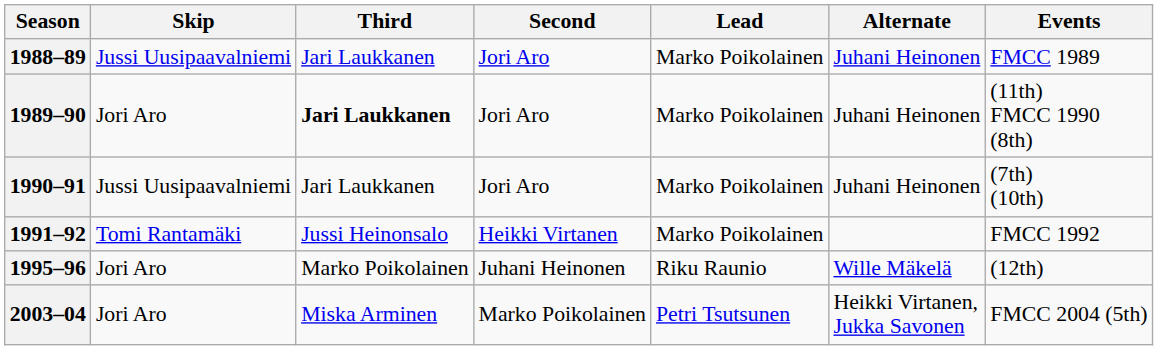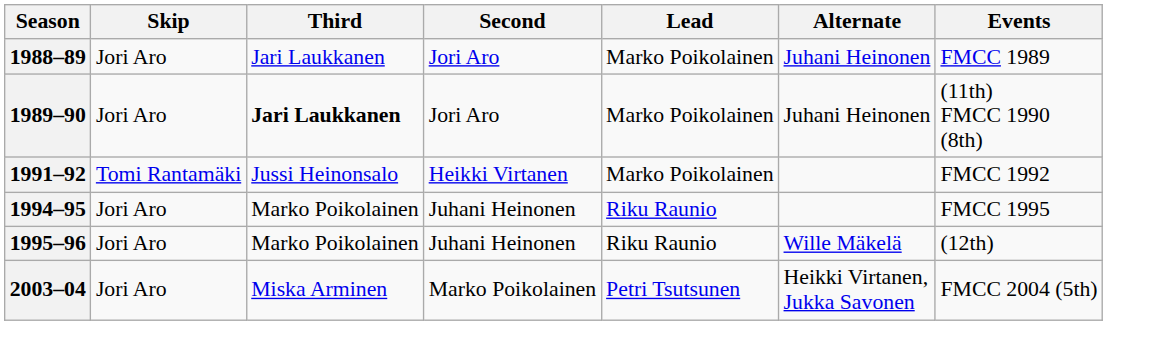(193, 56) Jussi Uusipaavalniemi -> (131, 56) Jori Aro
- row: (48, 186)
+ row: (48, 208)
